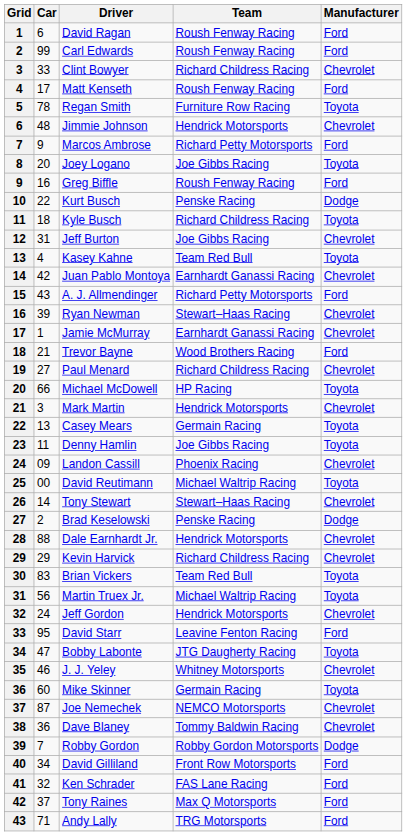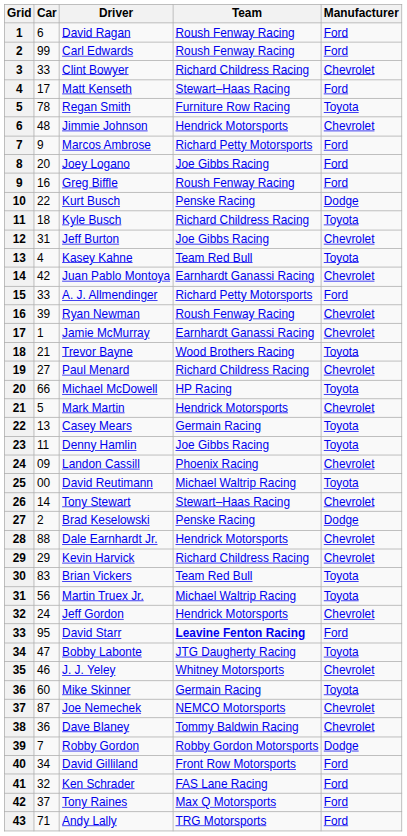(235, 88) Roush Fenway Racing -> (233, 88) Stewart–Haas Racing
(341, 164) Toyota -> (336, 164) Ford
(43, 295) 43 -> (43, 295) 33
(233, 314) Stewart–Haas Racing -> (235, 314) Roush Fenway Racing
(336, 351) Ford -> (341, 351) Toyota
(40, 408) 3 -> (40, 408) 5
(236, 633) normal -> (240, 633) bold
